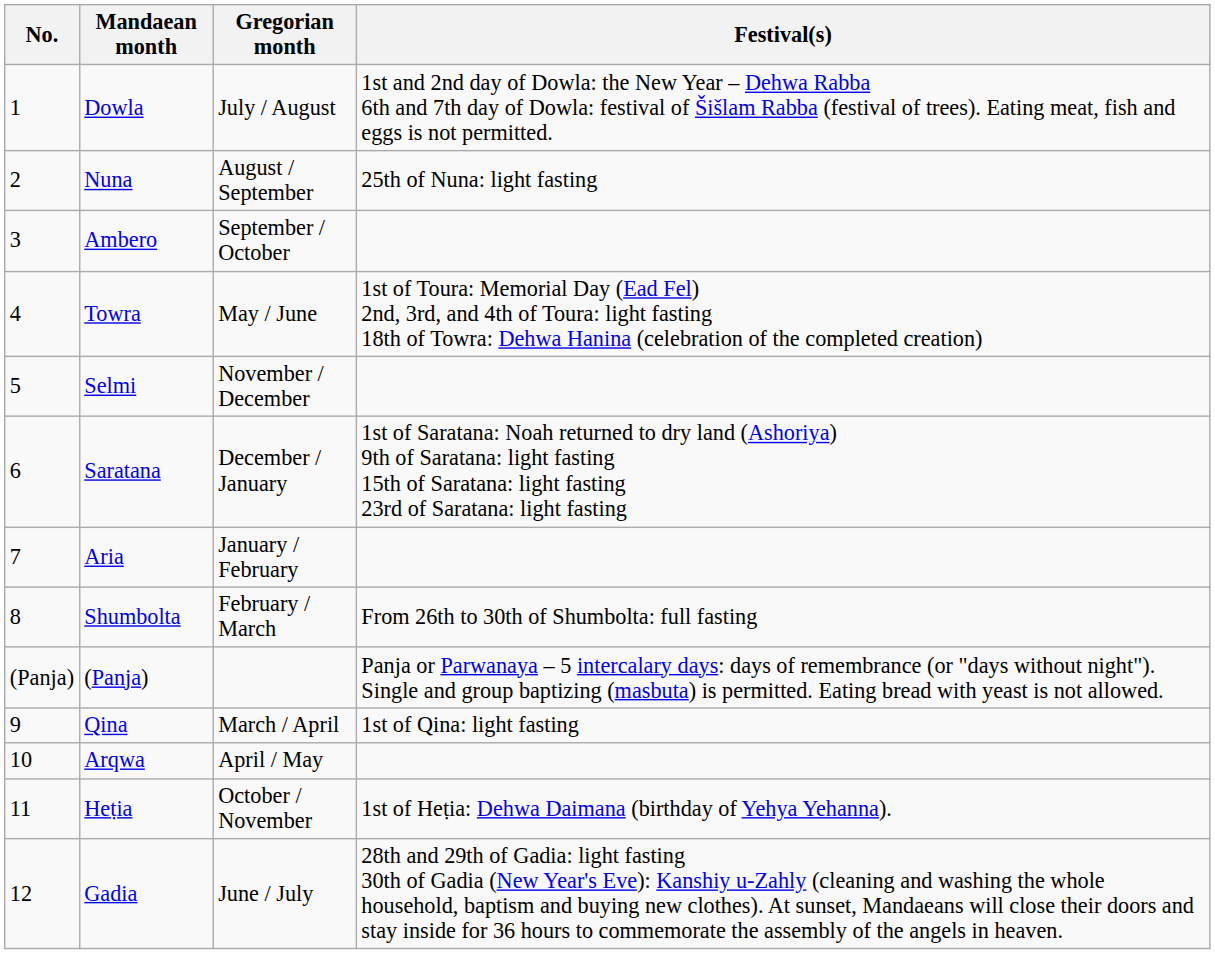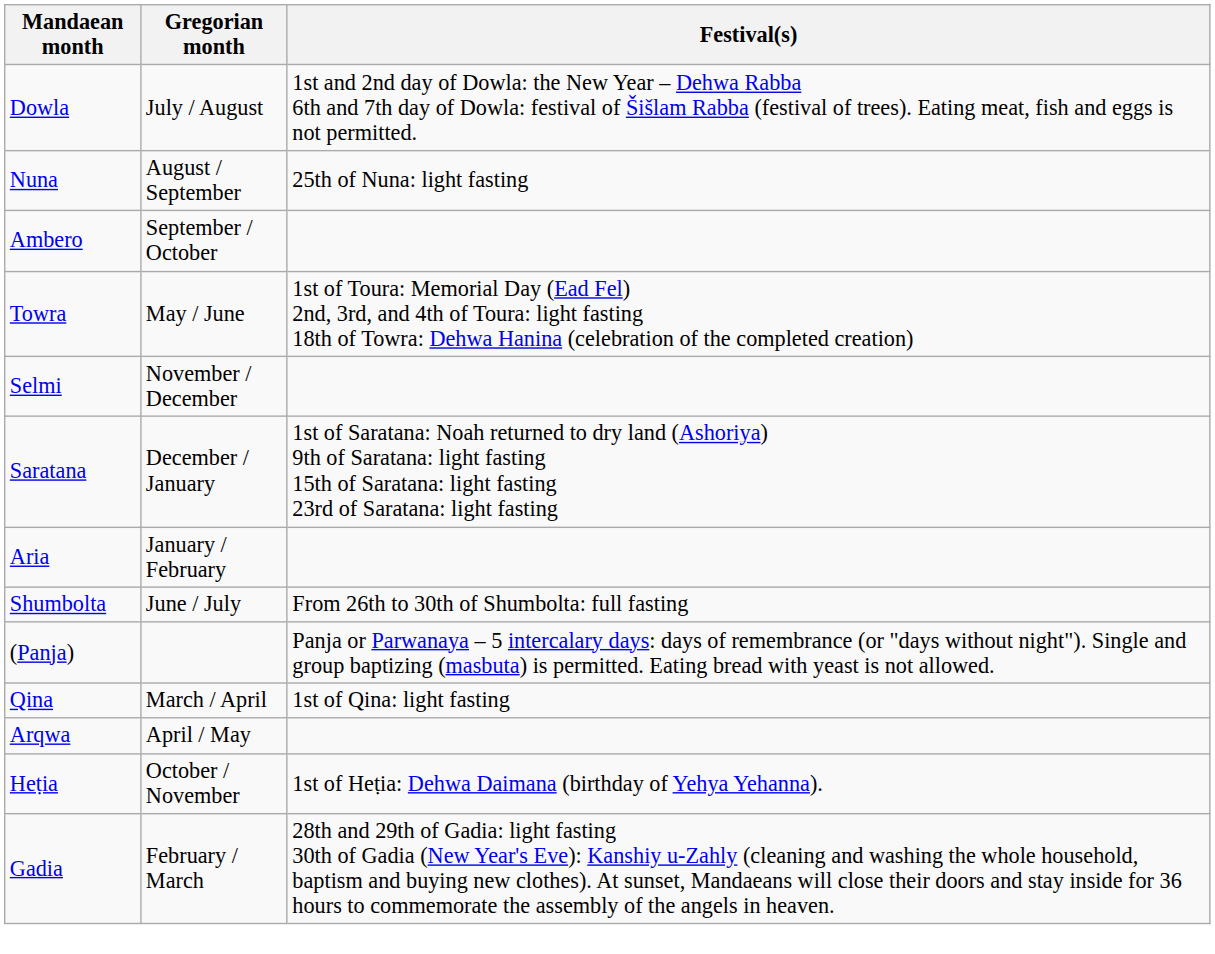- column: (42, 34)
(264, 617) February / March -> (193, 604) June / July
(266, 893) June / July -> (192, 868) February / March
